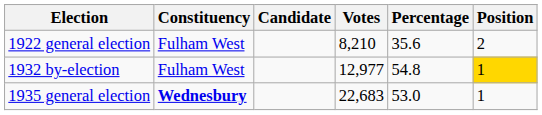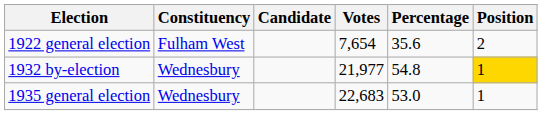(357, 43) 8,210 -> (357, 43) 7,654
(201, 69) Fulham West -> (199, 69) Wednesbury
(361, 69) 12,977 -> (361, 69) 21,977
(202, 95) bold -> (199, 95) normal
